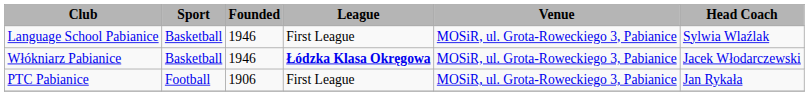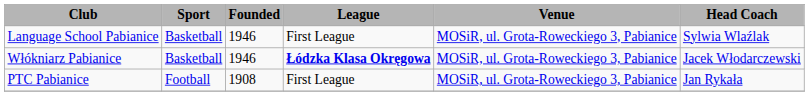(242, 79) 1906 -> (242, 79) 1908
